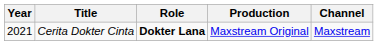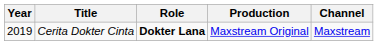(20, 31) 2021 -> (20, 31) 2019
